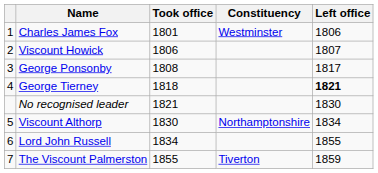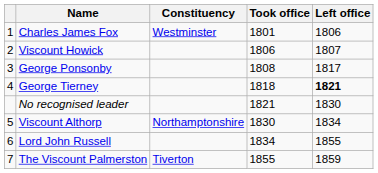columns swapped: (264, 13) <-> (183, 13)
